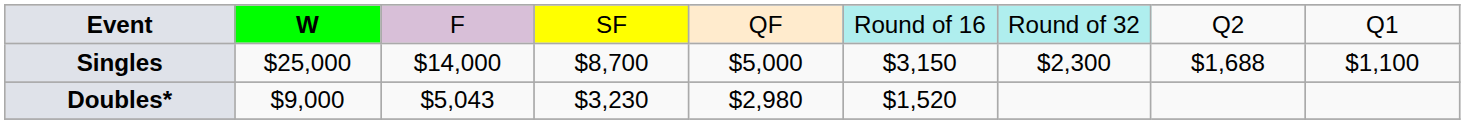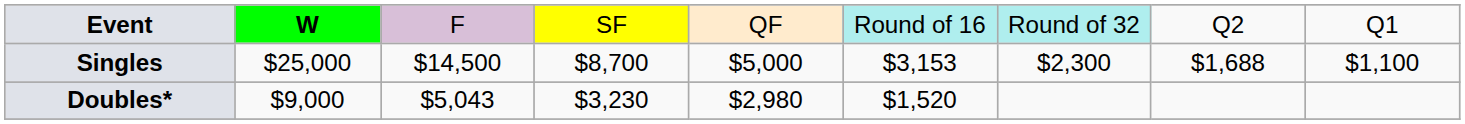(457, 63) $14,000 -> (457, 63) $14,500
(920, 63) $3,150 -> (920, 63) $3,153
